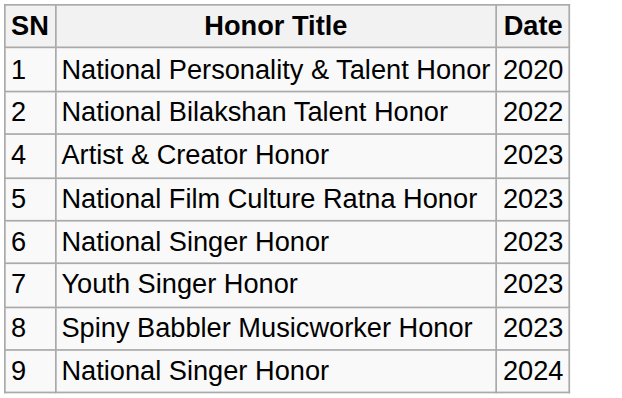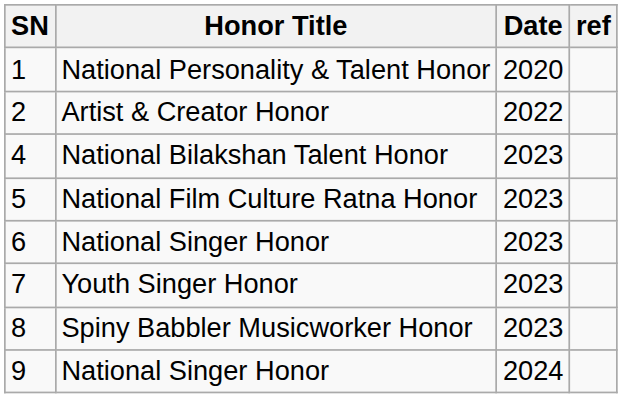+ column: (593, 26)
(255, 112) National Bilakshan Talent Honor -> (195, 112) Artist & Creator Honor
(195, 155) Artist & Creator Honor -> (255, 155) National Bilakshan Talent Honor
